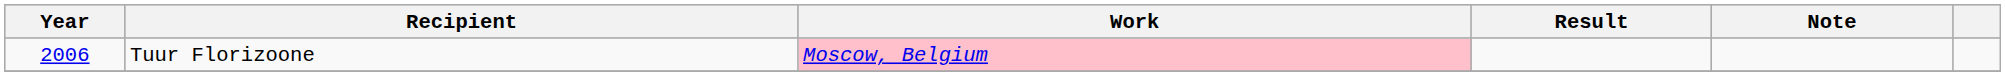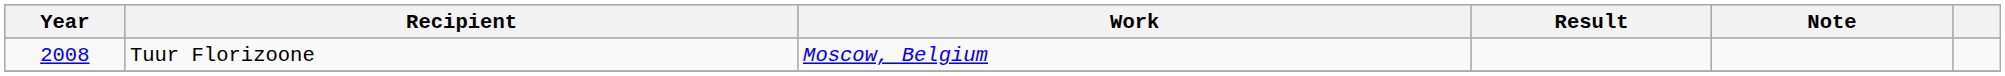(65, 55) 2006 -> (65, 55) 2008
(896, 55) pink background -> (896, 55) no background
